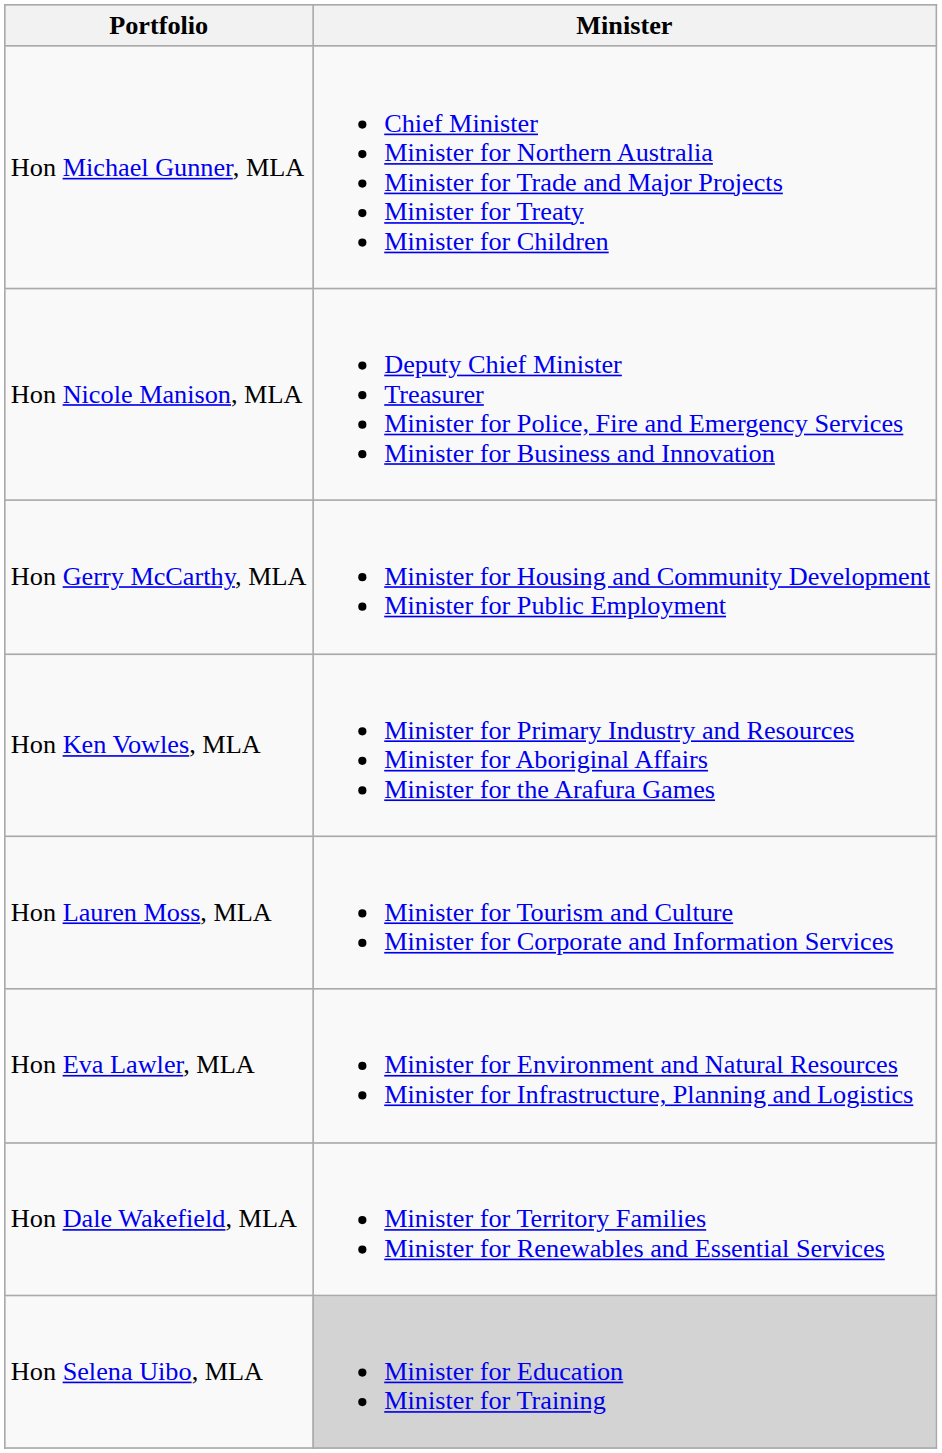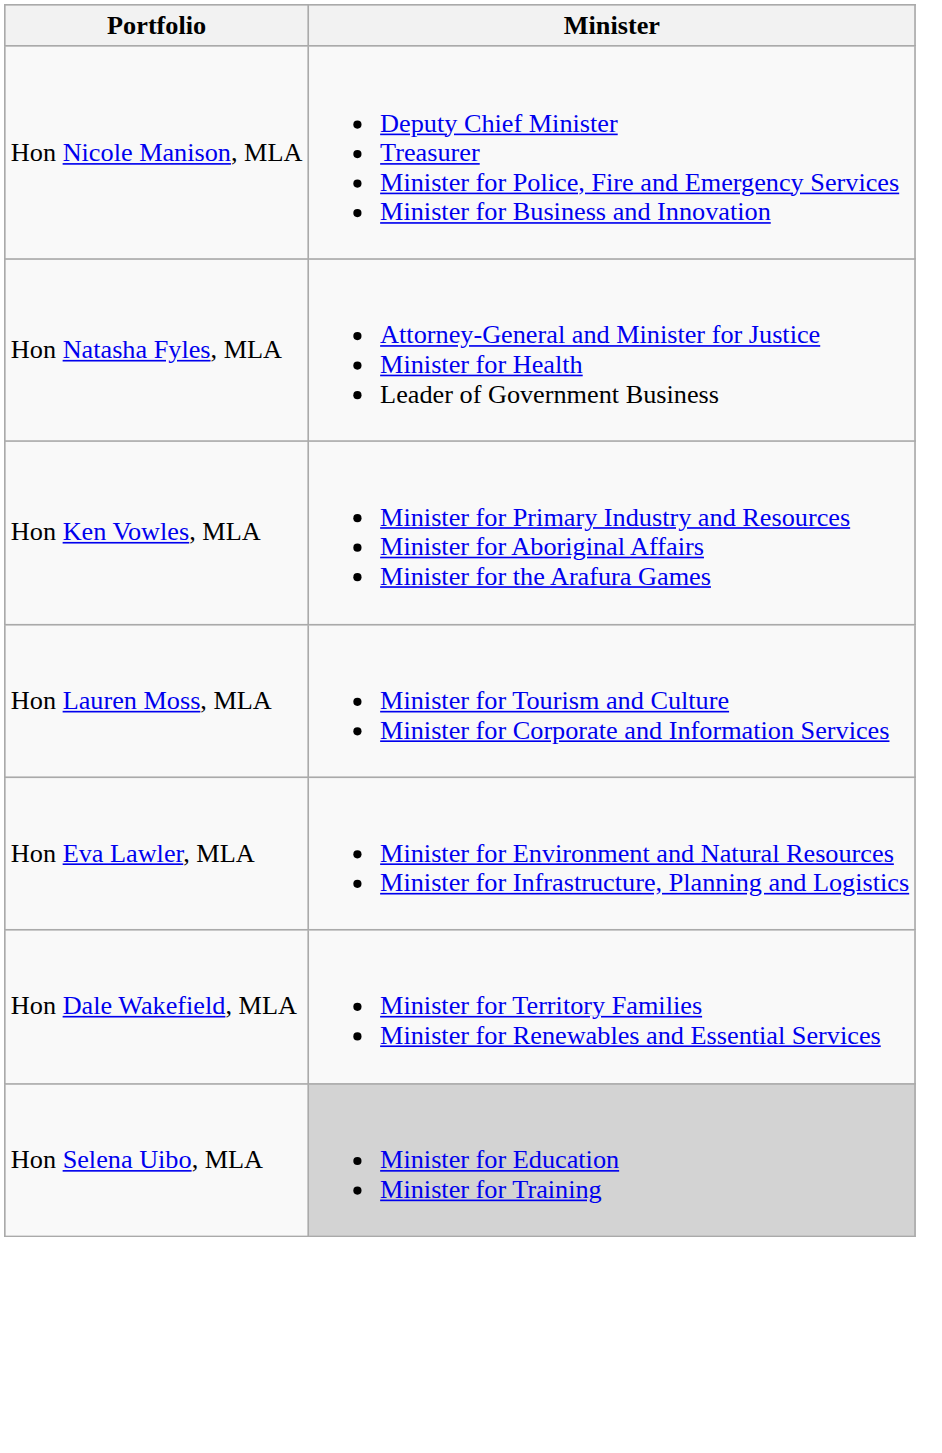- row: (158, 166)
+ row: (146, 349)
- row: (159, 576)
